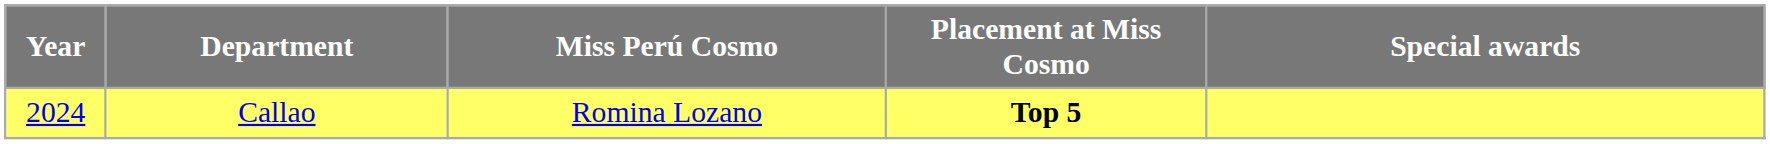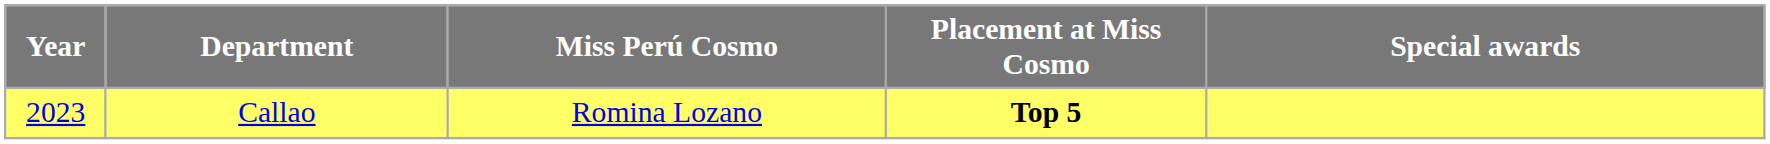(56, 112) 2024 -> (56, 112) 2023
